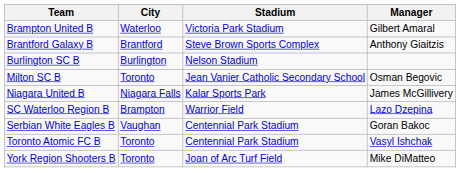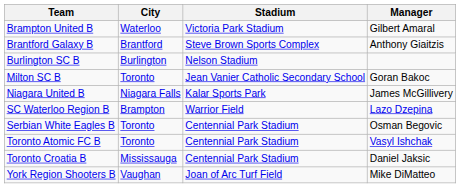(406, 77) Osman Begovic -> (400, 77) Goran Bakoc
(140, 126) Vaughan -> (137, 126) Toronto
(400, 126) Goran Bakoc -> (406, 126) Osman Begovic
+ row: (47, 158)
(137, 158) Toronto -> (140, 175) Vaughan
